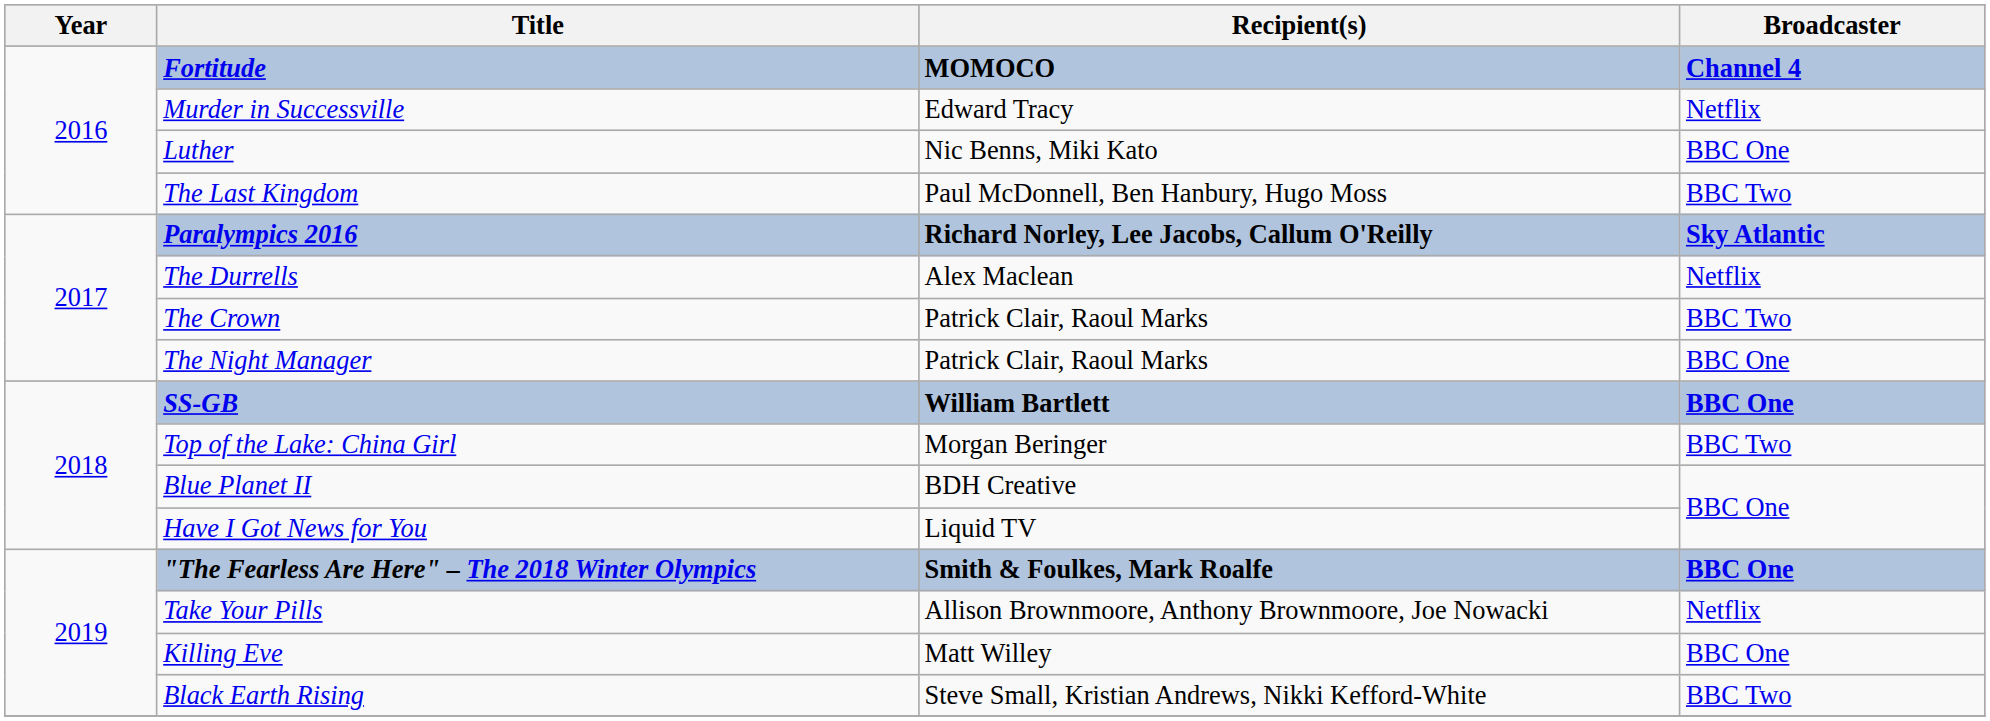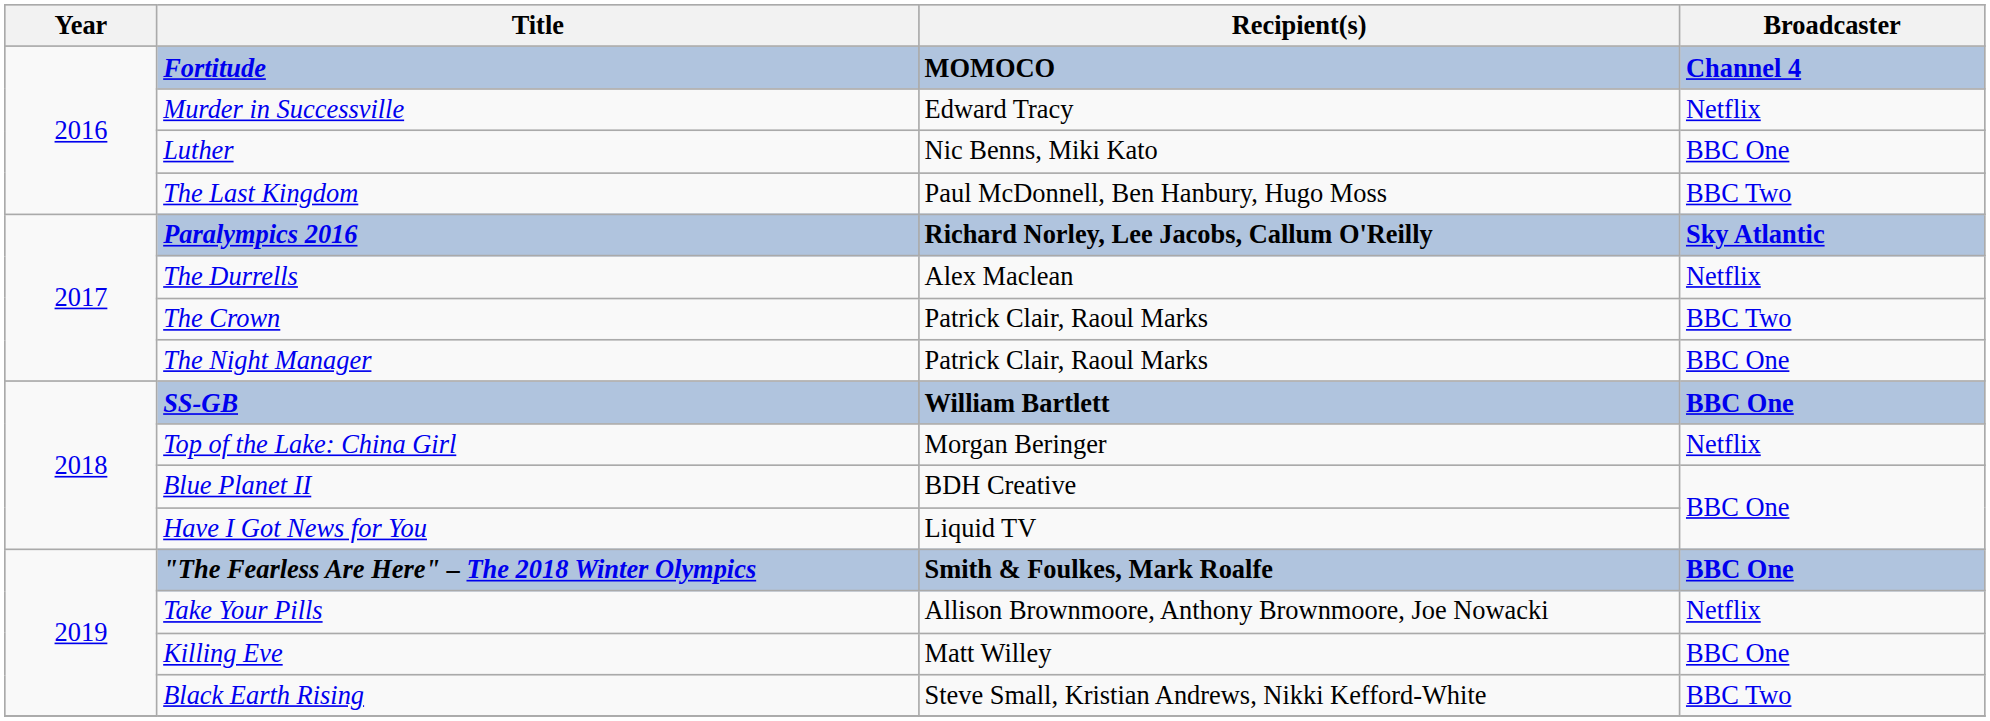(1739, 444) BBC Two -> (1723, 444) Netflix
